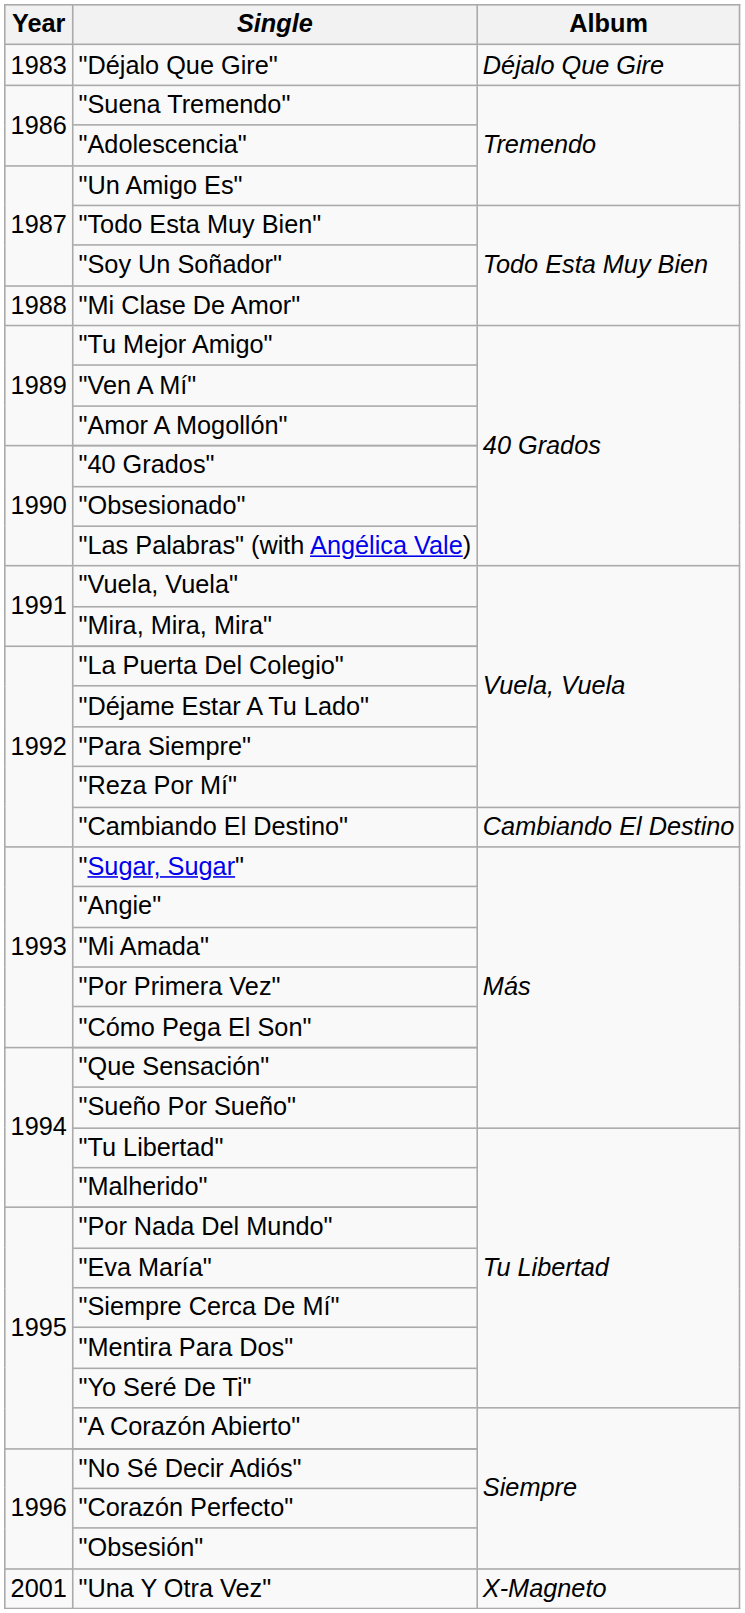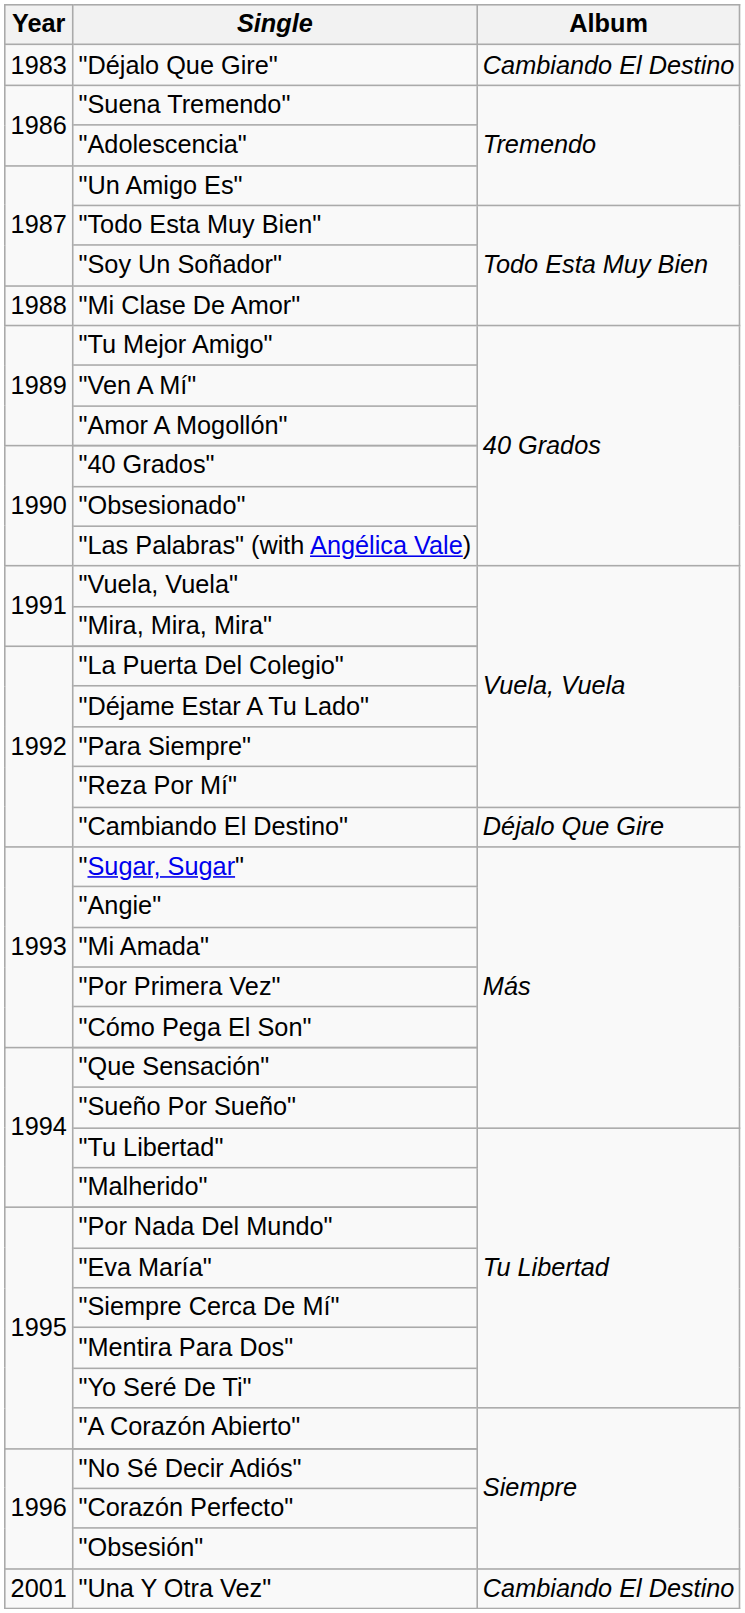(573, 64) Déjalo Que Gire -> (609, 64) Cambiando El Destino
(609, 826) Cambiando El Destino -> (573, 826) Déjalo Que Gire
(545, 1588) X-Magneto -> (609, 1588) Cambiando El Destino
